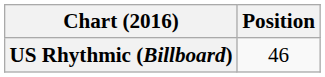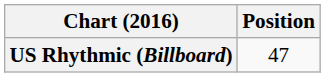(279, 54) 46 -> (279, 54) 47
